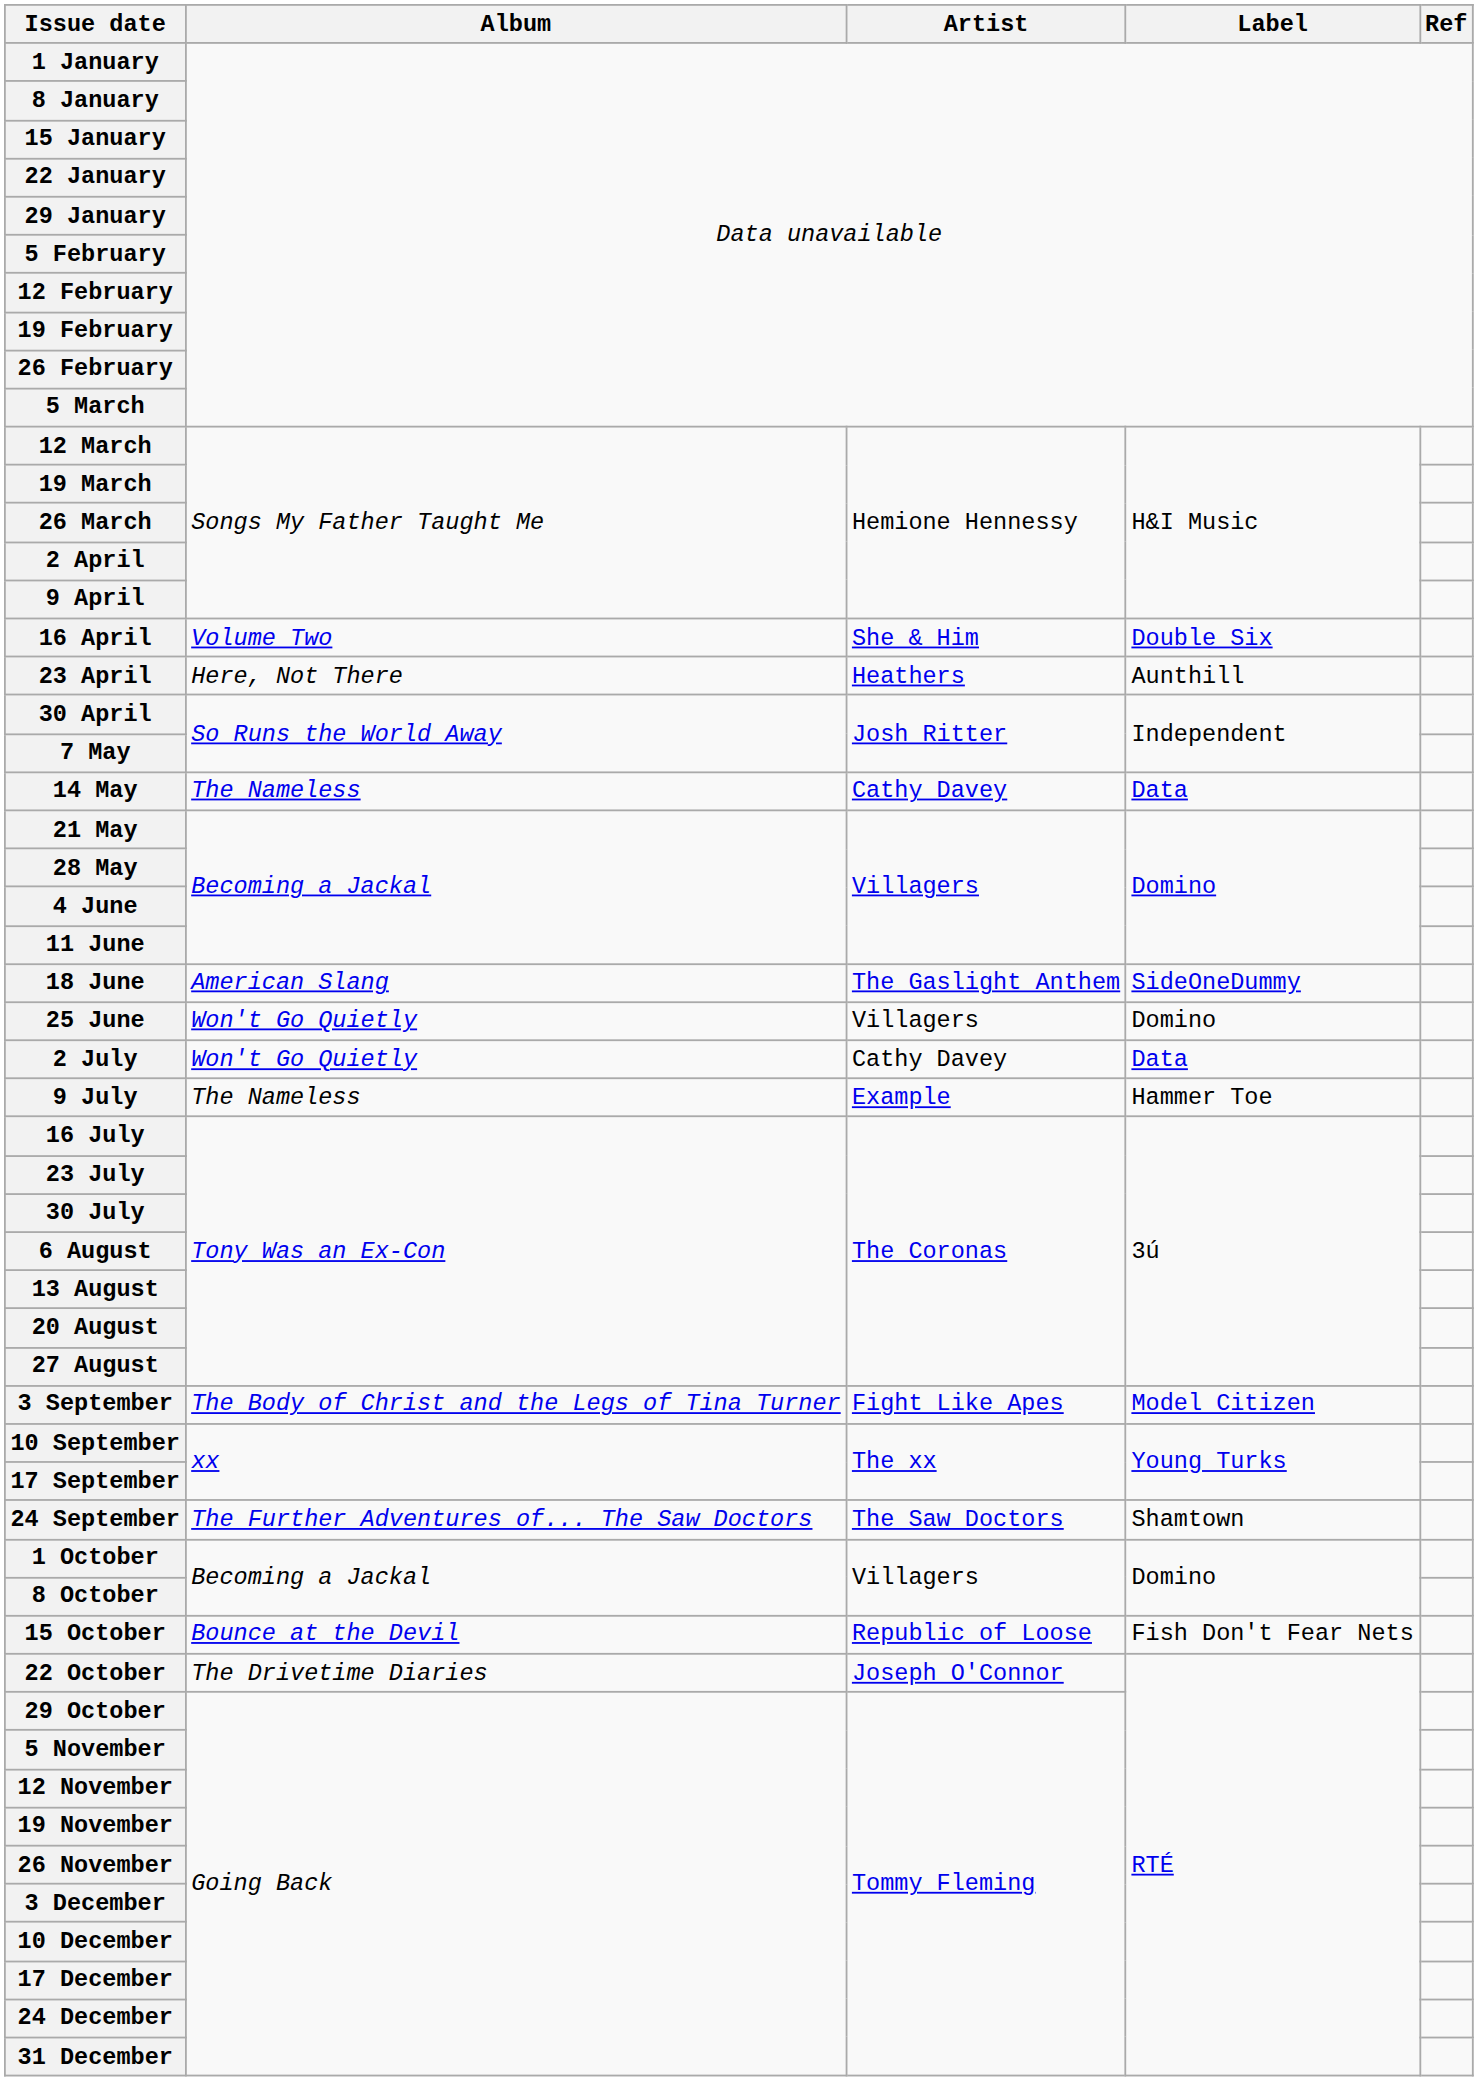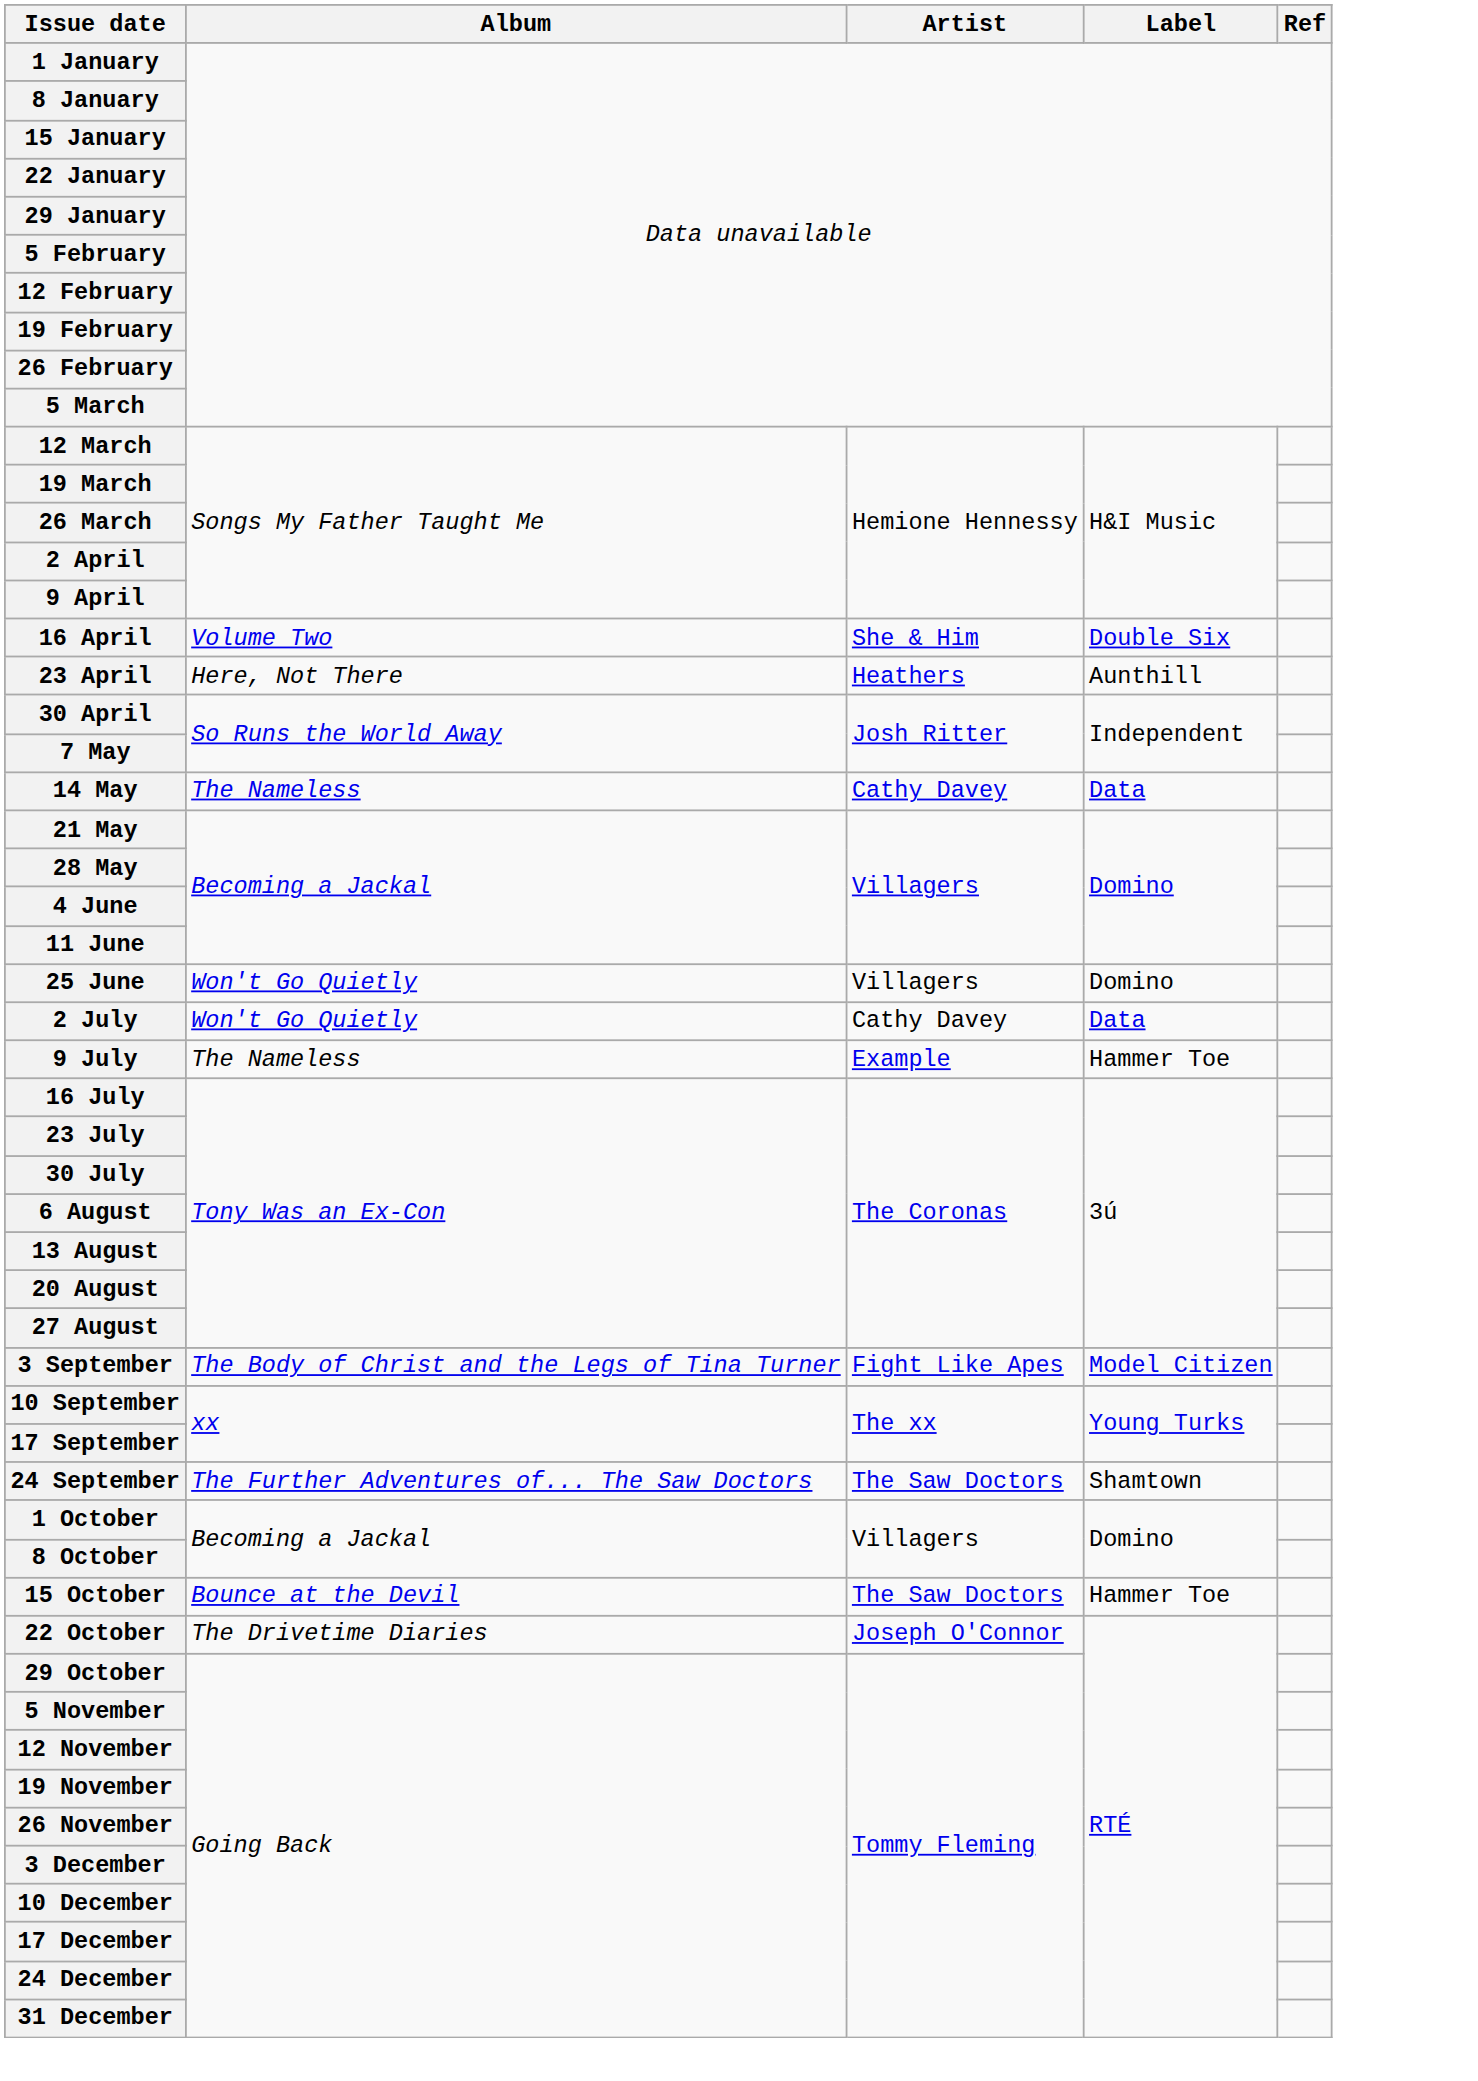- row: (95, 983)
(972, 1635) Republic of Loose -> (958, 1596) The Saw Doctors
(1273, 1635) Fish Don't Fear Nets -> (1160, 1596) Hammer Toe
